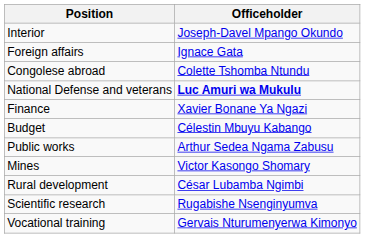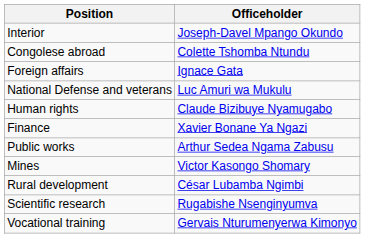rows swapped: (45, 52) <-> (56, 71)
(239, 90) bold -> (234, 90) normal
+ row: (43, 109)
- row: (26, 128)
